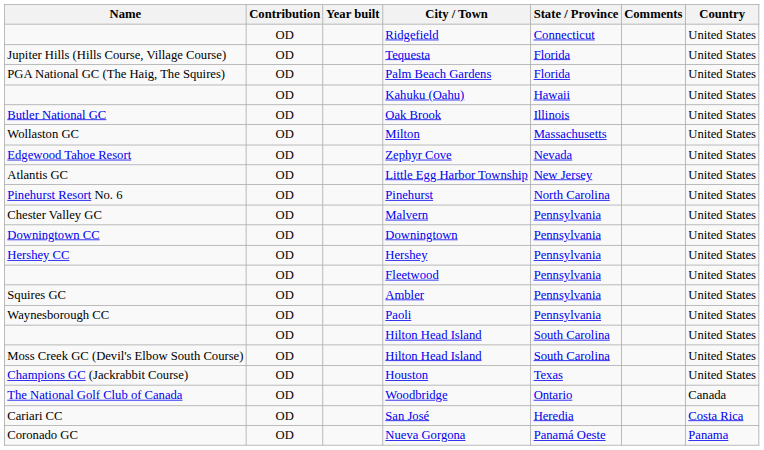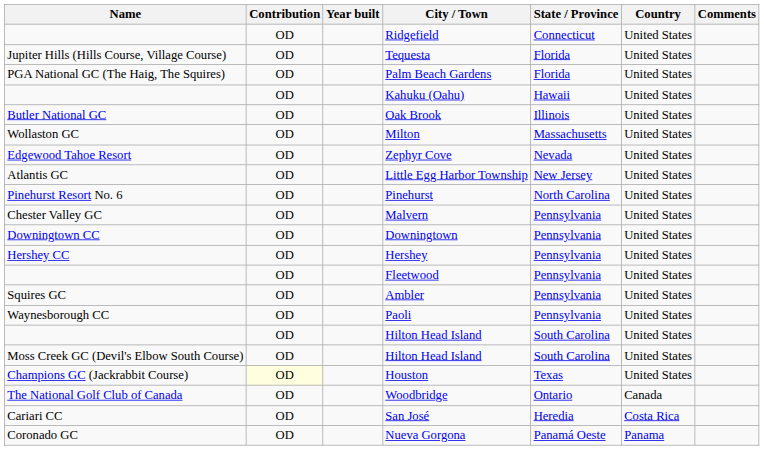columns swapped: (722, 14) <-> (653, 14)
(285, 375) no background -> (285, 375) lightyellow background
